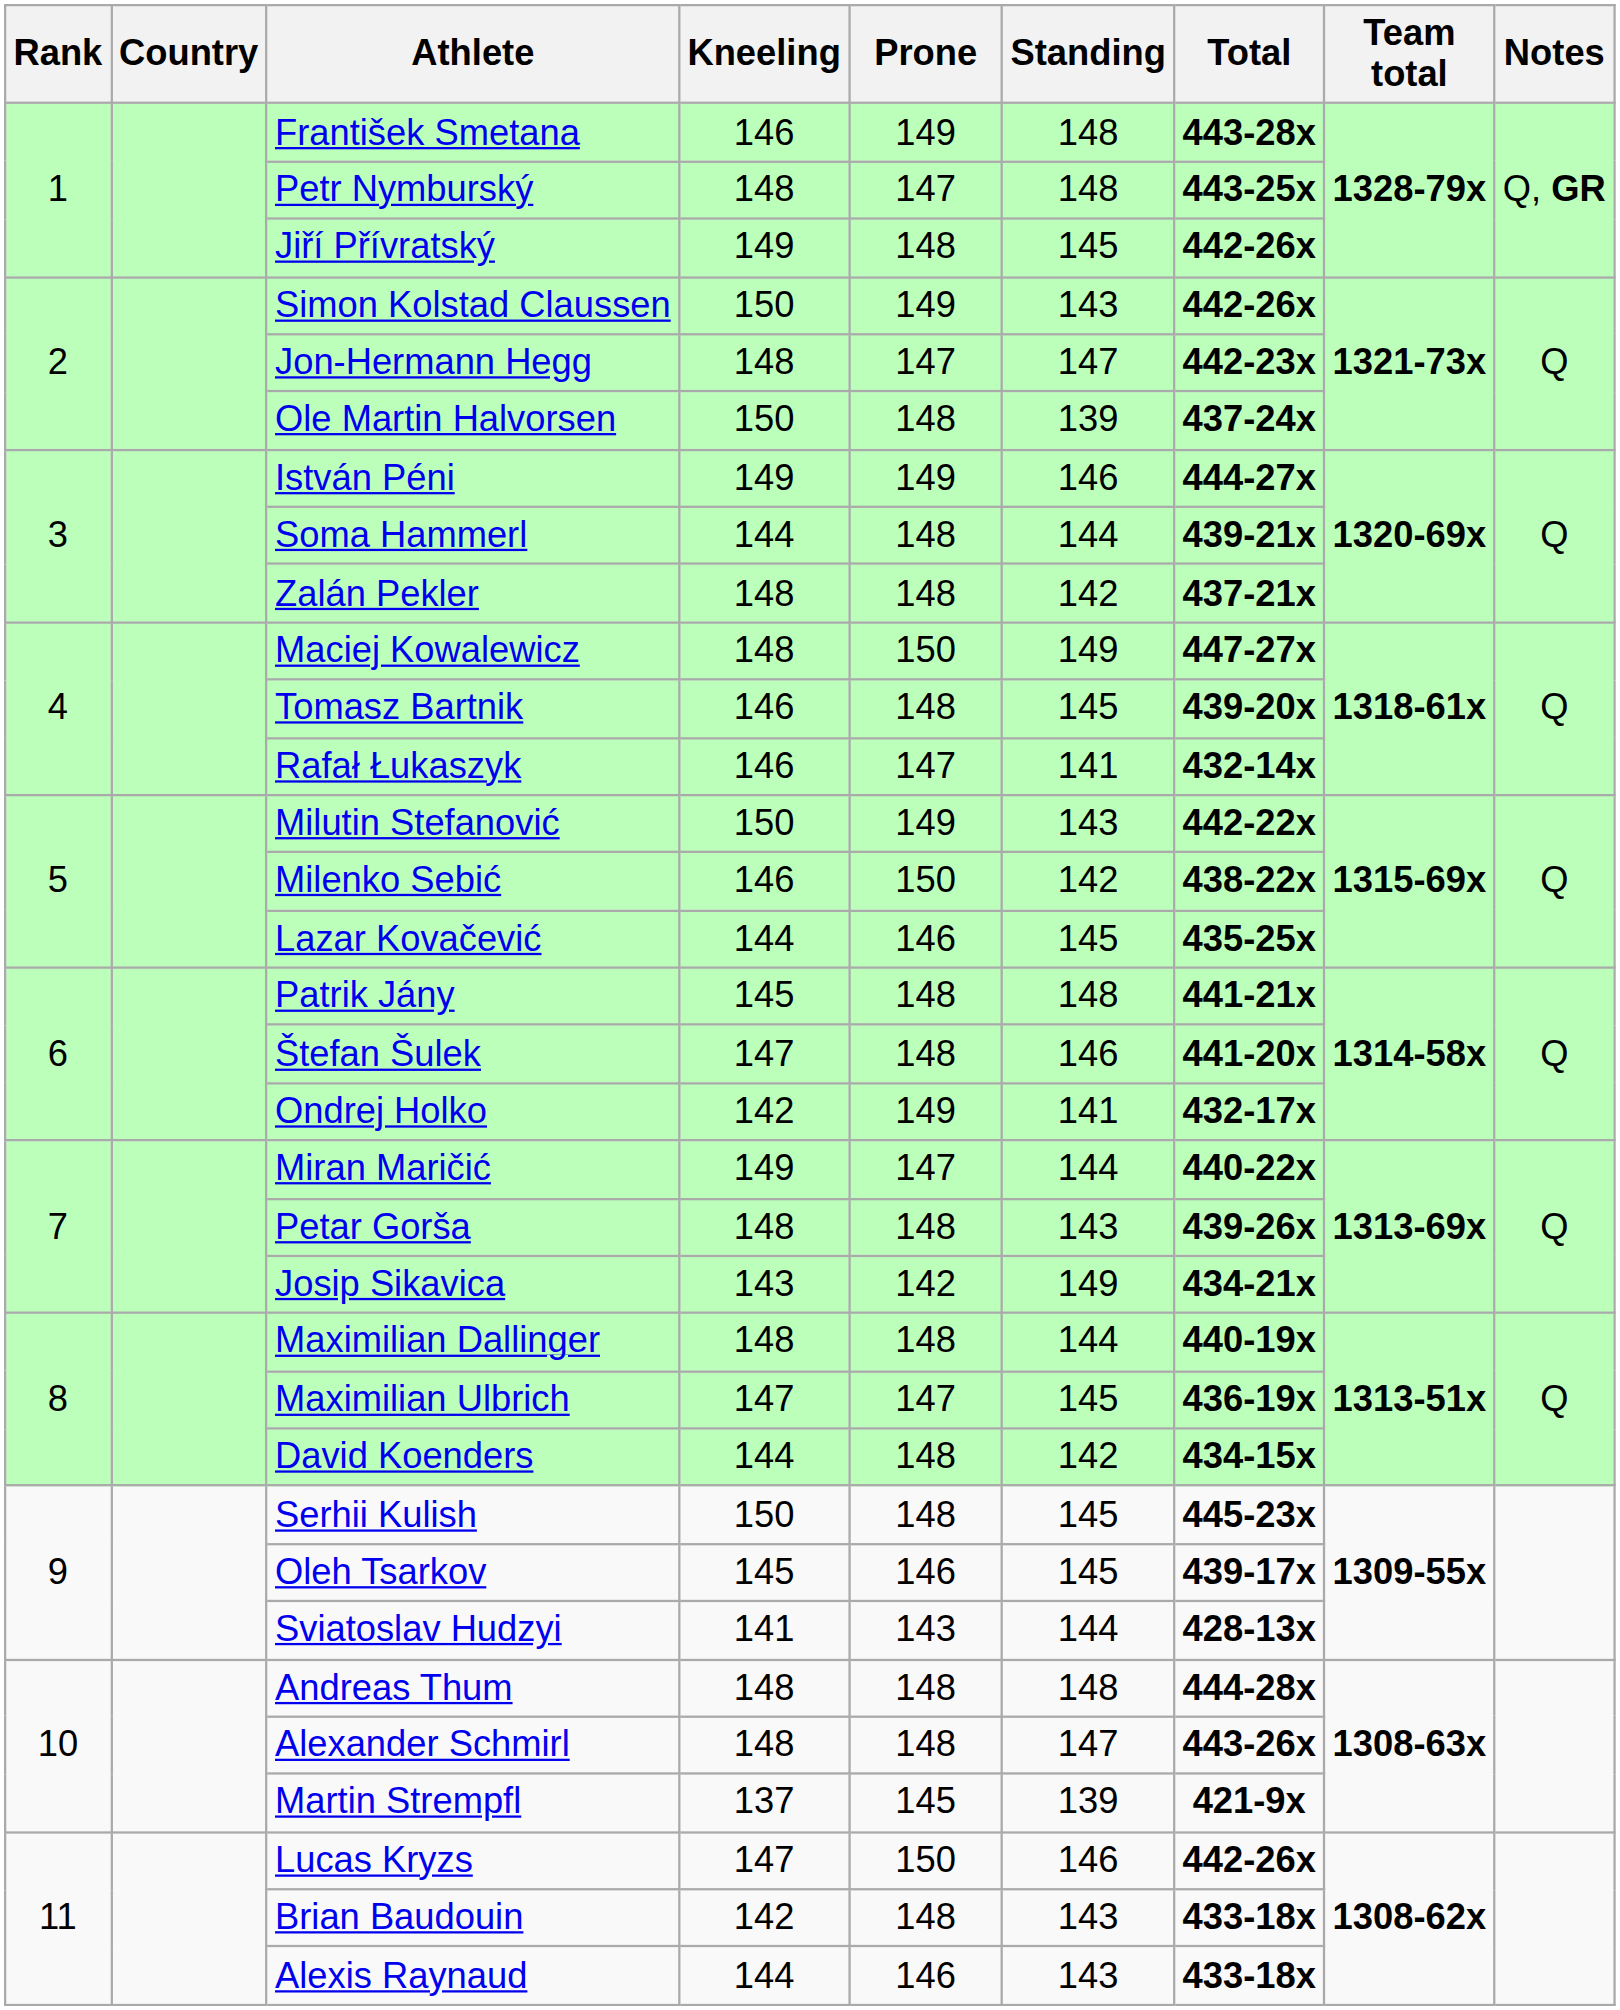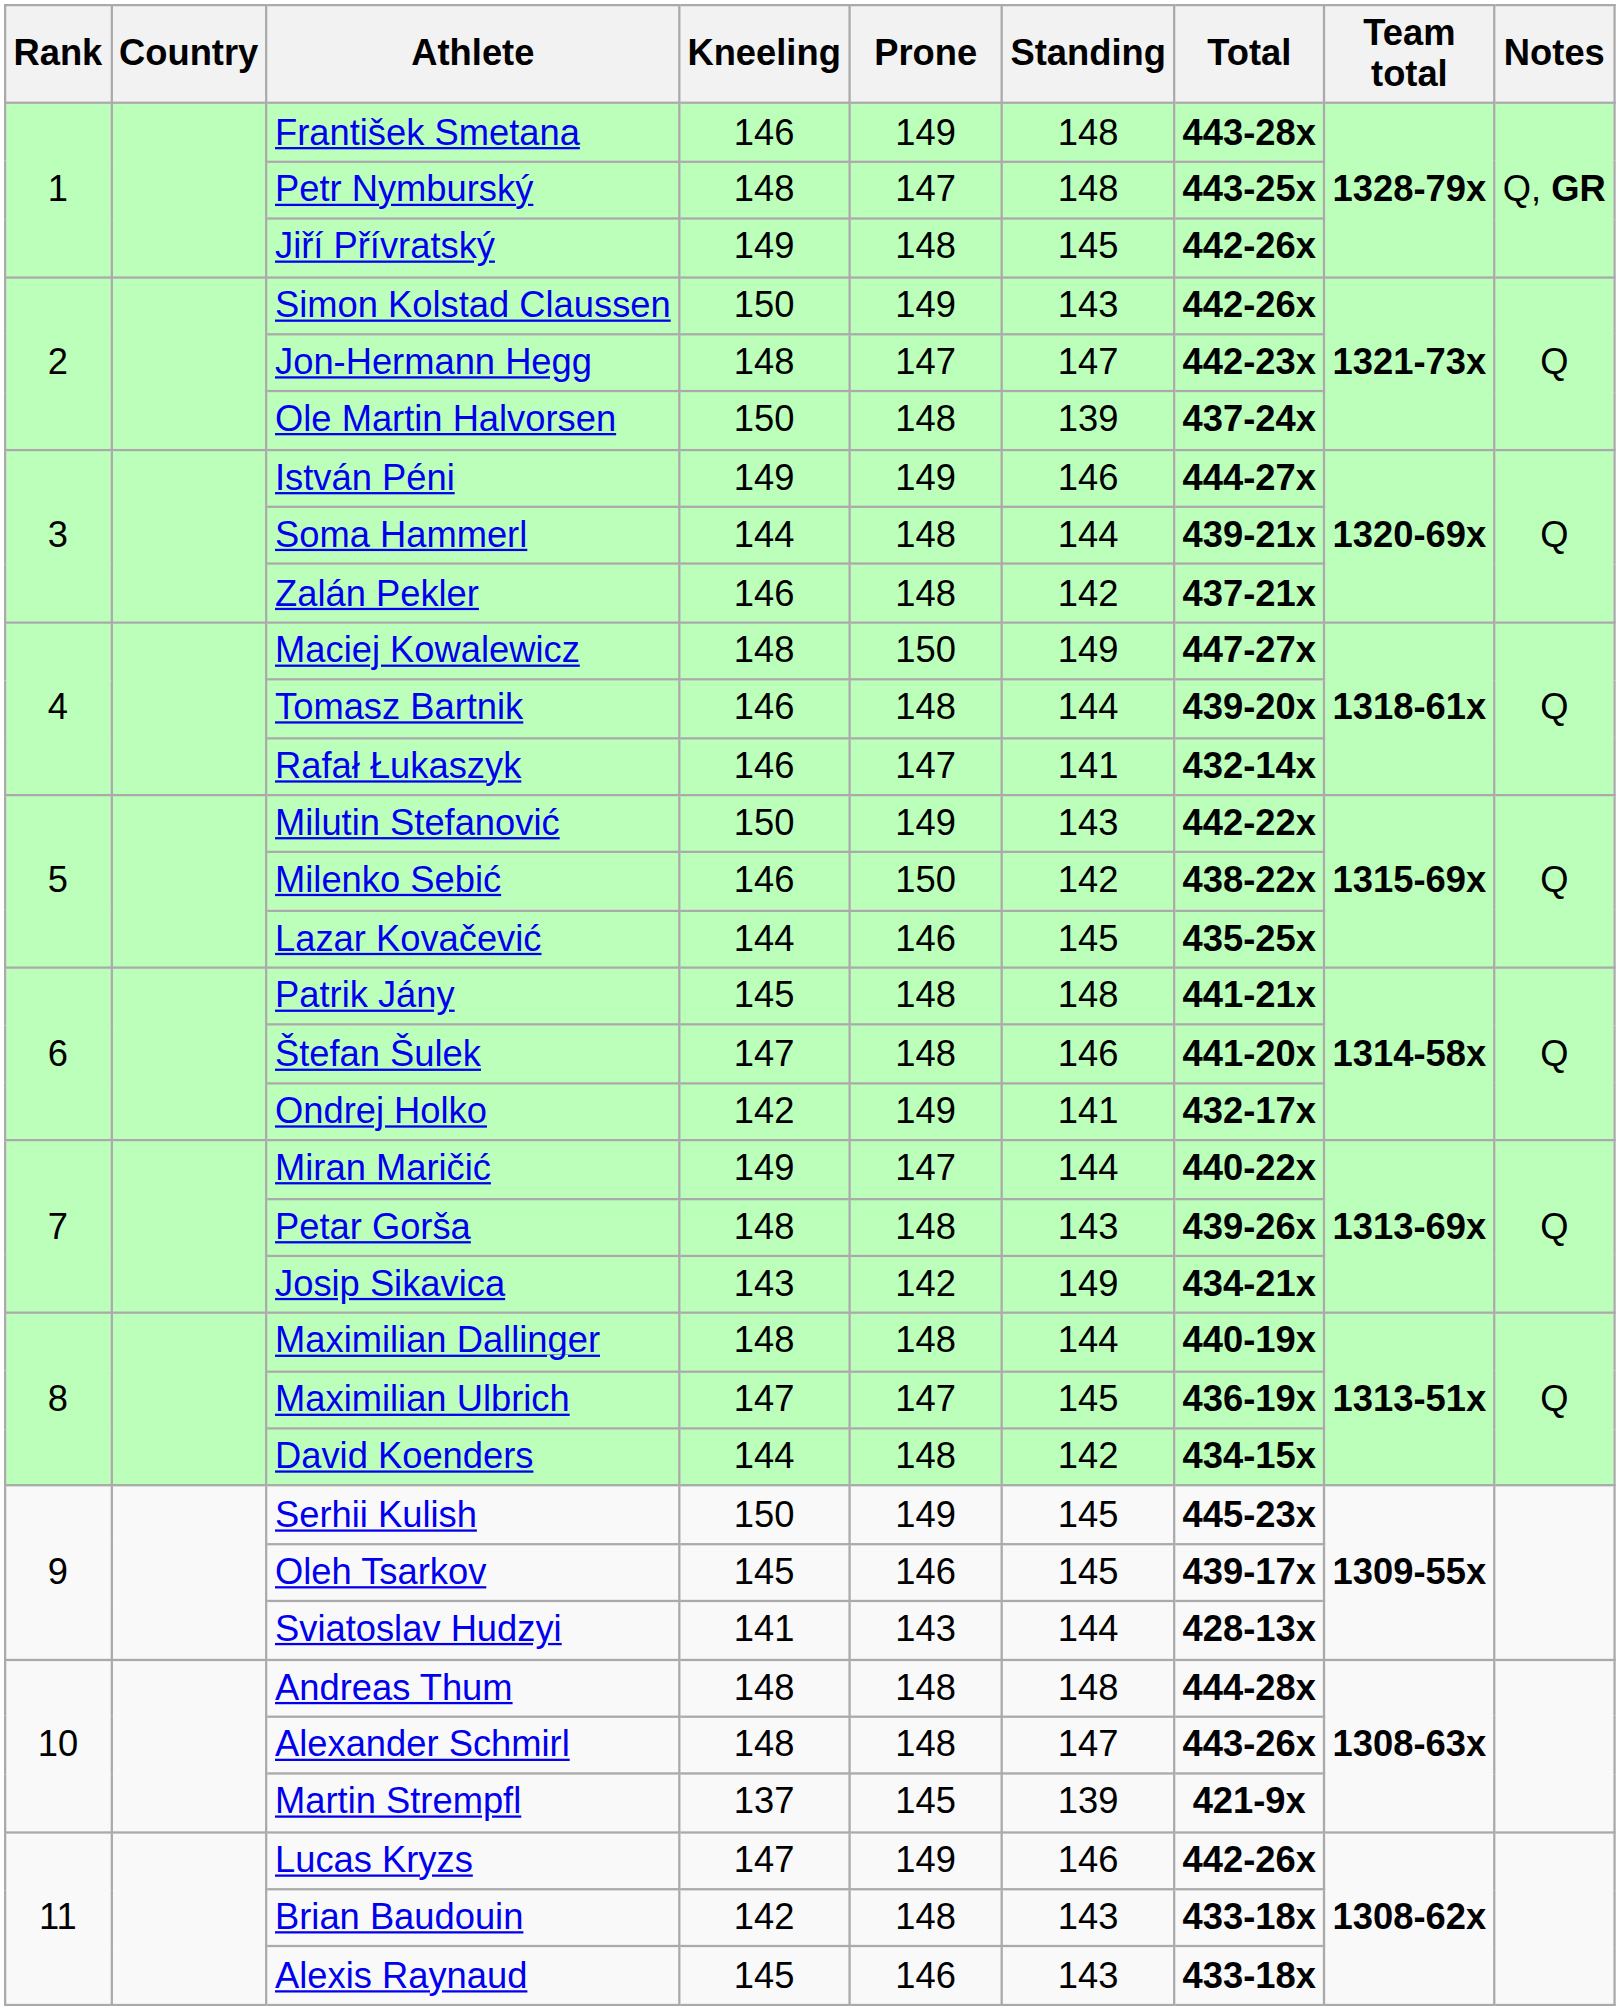(764, 592) 148 -> (764, 592) 146
(1088, 707) 145 -> (1088, 707) 144
(926, 1514) 148 -> (926, 1514) 149
(926, 1859) 150 -> (926, 1859) 149
(764, 1975) 144 -> (764, 1975) 145
